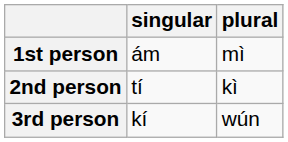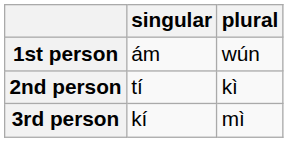(233, 53) mì -> (241, 53) wún
(241, 119) wún -> (233, 119) mì
